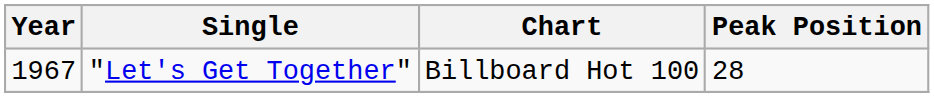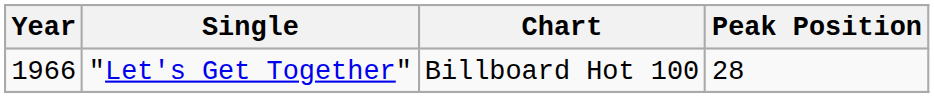(44, 71) 1967 -> (44, 71) 1966
